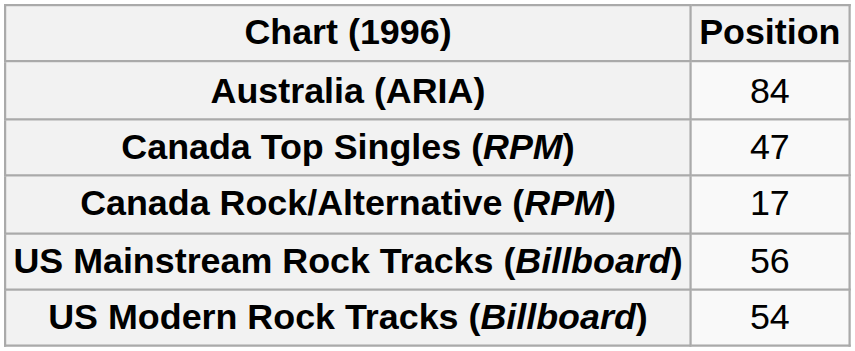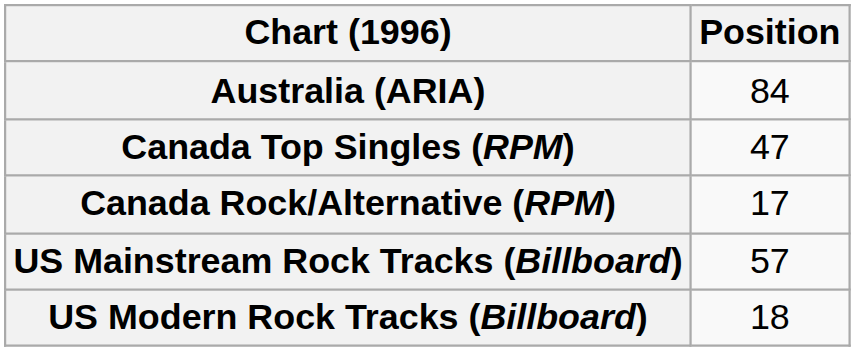(770, 260) 56 -> (770, 260) 57
(770, 317) 54 -> (770, 317) 18
